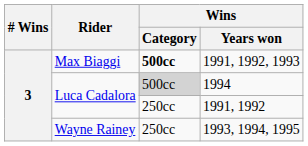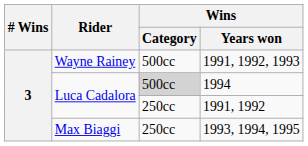(88, 61) Max Biaggi -> (95, 61) Wayne Rainey
(159, 61) bold -> (159, 61) normal
(95, 130) Wayne Rainey -> (88, 130) Max Biaggi
